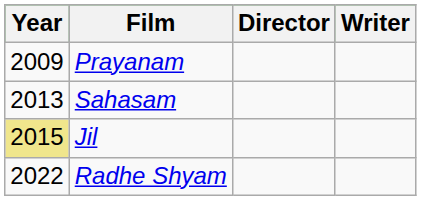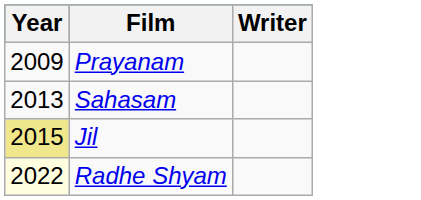- column: (284, 23)
(37, 175) no background -> (37, 175) lightyellow background
